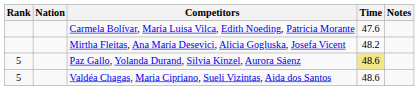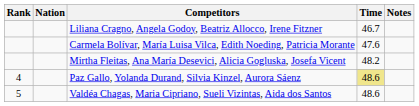+ row: (196, 28)
(19, 61) 5 -> (19, 77) 4
